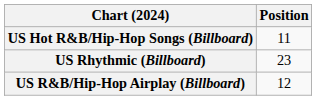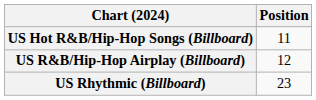rows swapped: (130, 83) <-> (130, 60)
